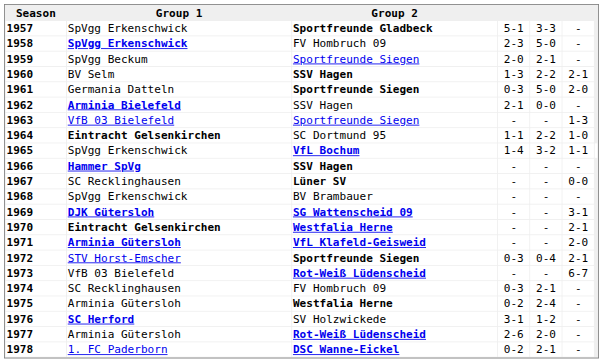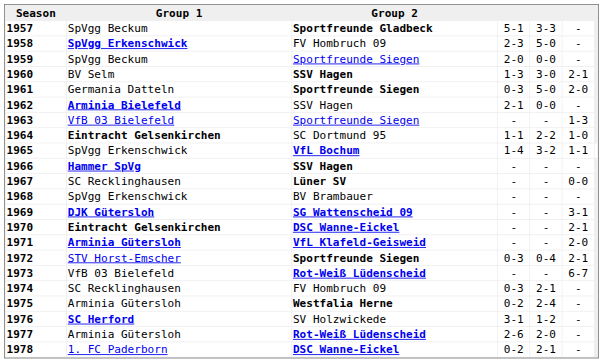(128, 28) SpVgg Erkenschwick -> (108, 28) SpVgg Beckum
(546, 59) 2-1 -> (546, 59) 0-0
(546, 74) 2-2 -> (546, 74) 3-0
(343, 227) Westfalia Herne -> (346, 227) DSC Wanne-Eickel
